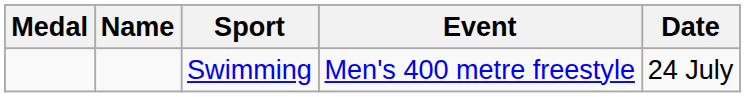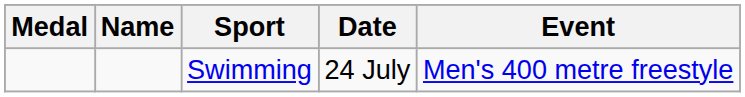columns swapped: (480, 27) <-> (691, 27)
